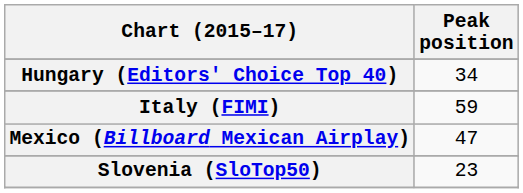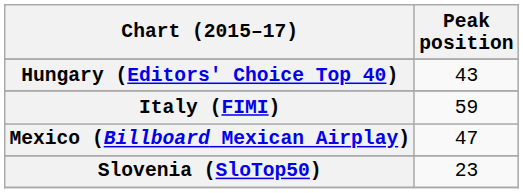(466, 75) 34 -> (466, 75) 43
